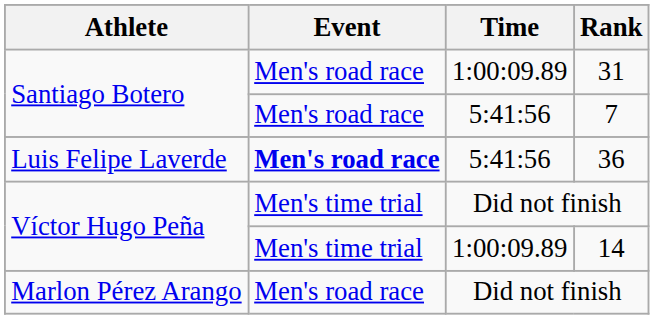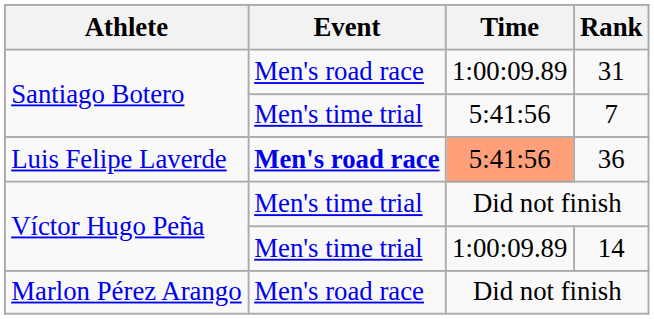(339, 115) Men's road race -> (338, 115) Men's time trial
(510, 159) no background -> (510, 159) lightsalmon background
